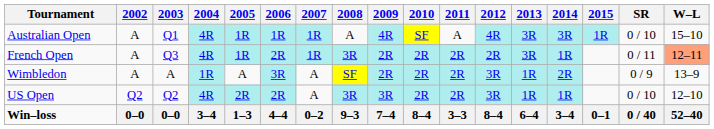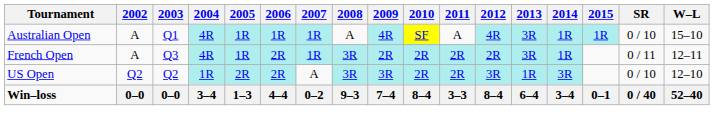(565, 34) 3R -> (565, 34) 1R
(687, 54) lightsalmon background -> (687, 54) no background
- row: (37, 74)
(206, 94) 4R -> (206, 74) 1R
(565, 94) 1R -> (565, 74) 3R
